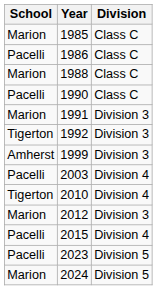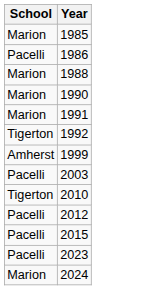- column: (122, 14)
(26, 94) Pacelli -> (27, 94) Marion
(27, 214) Marion -> (26, 214) Pacelli
